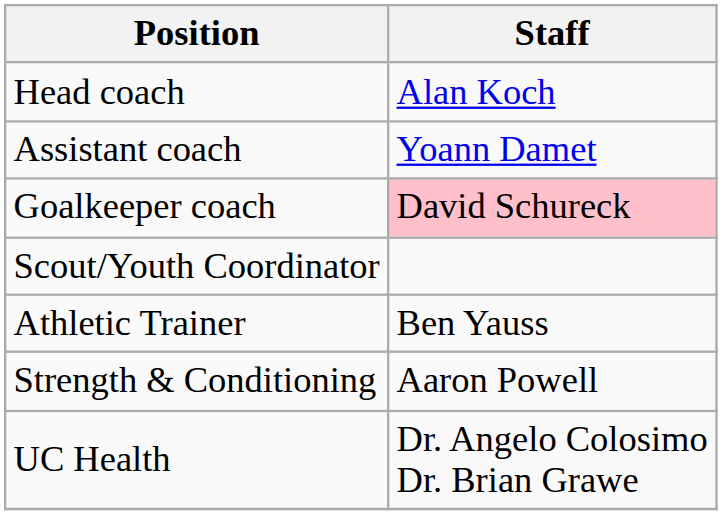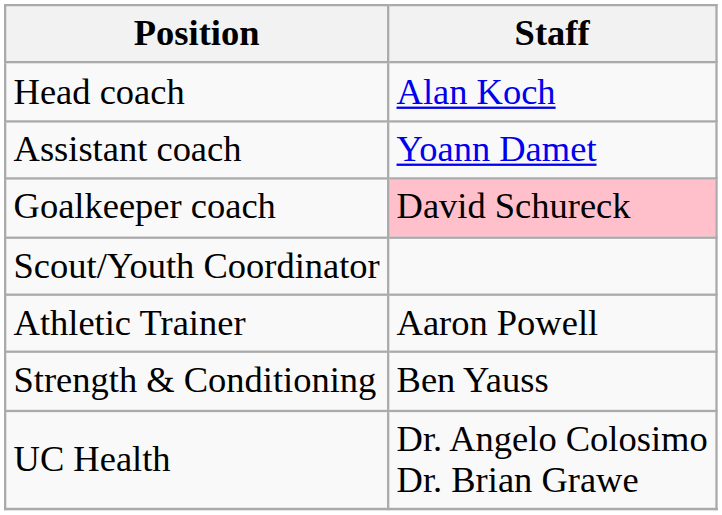(473, 322) Ben Yauss -> (497, 322) Aaron Powell
(497, 380) Aaron Powell -> (473, 380) Ben Yauss
